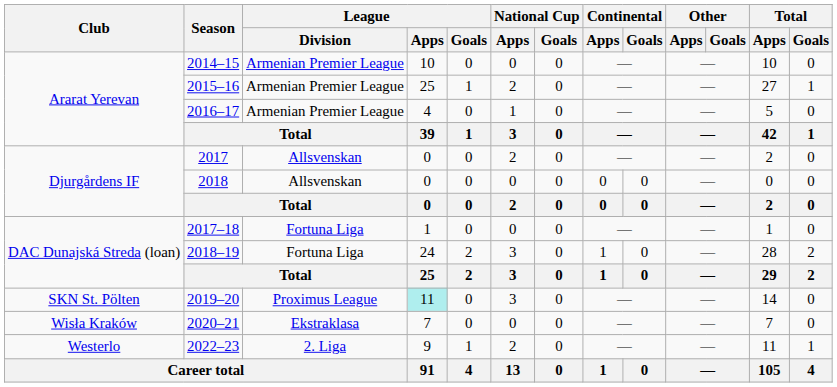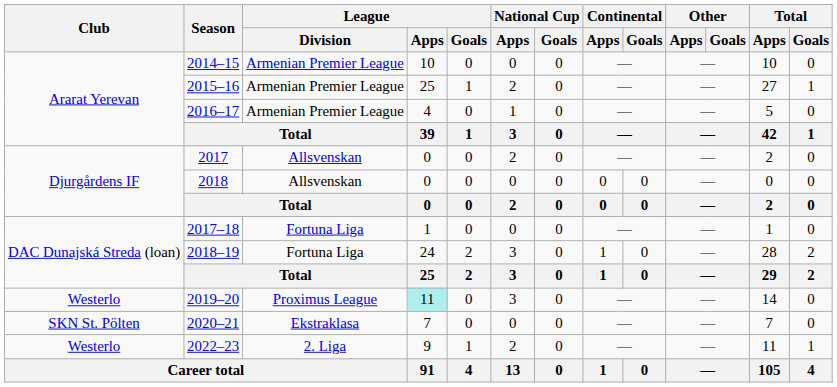(94, 299) SKN St. Pölten -> (94, 299) Westerlo
(94, 323) Wisła Kraków -> (94, 323) SKN St. Pölten
